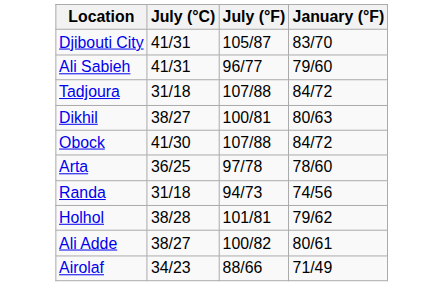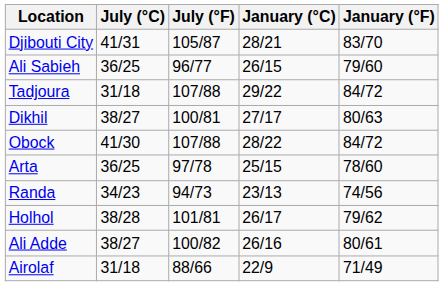+ column: (289, 17)
(171, 67) 41/31 -> (120, 67) 36/25
(171, 192) 31/18 -> (120, 192) 34/23
(171, 268) 34/23 -> (120, 268) 31/18
